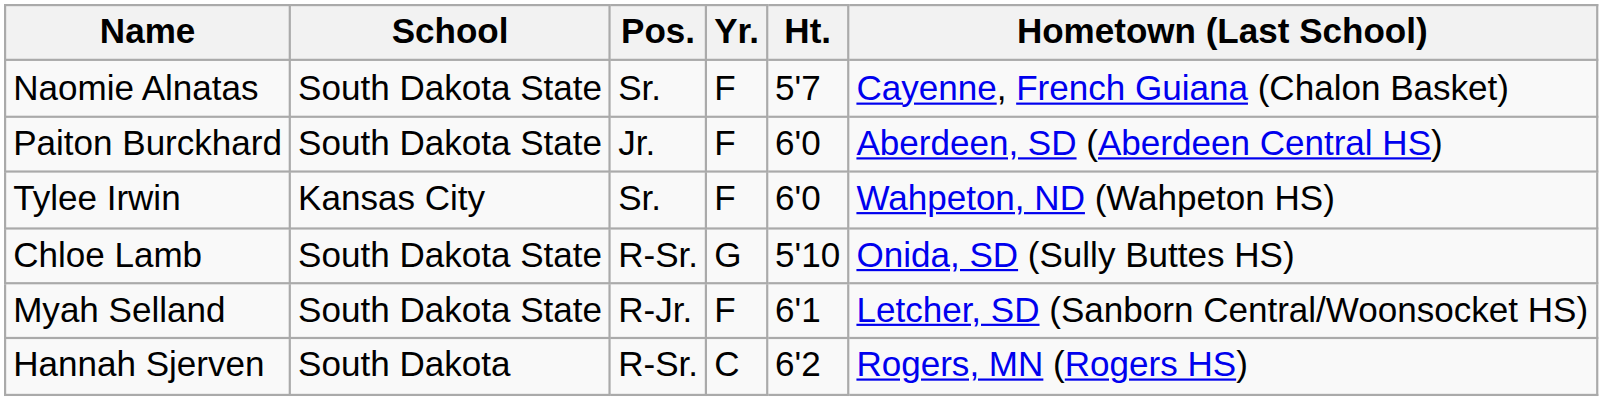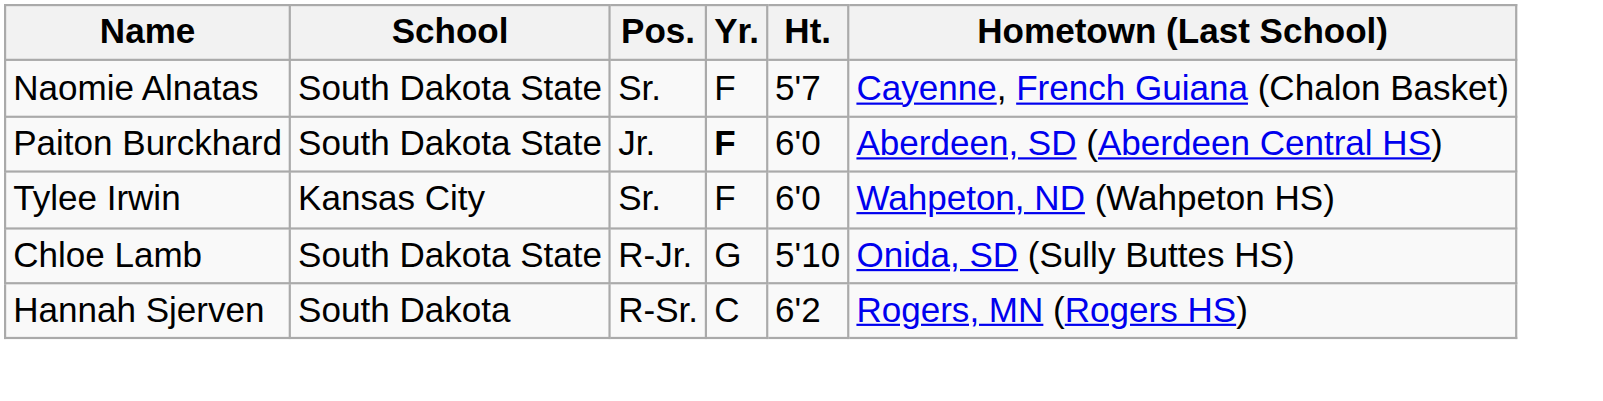(725, 143) normal -> (725, 143) bold
(658, 254) R-Sr. -> (655, 254) R-Jr.
- row: (119, 310)
